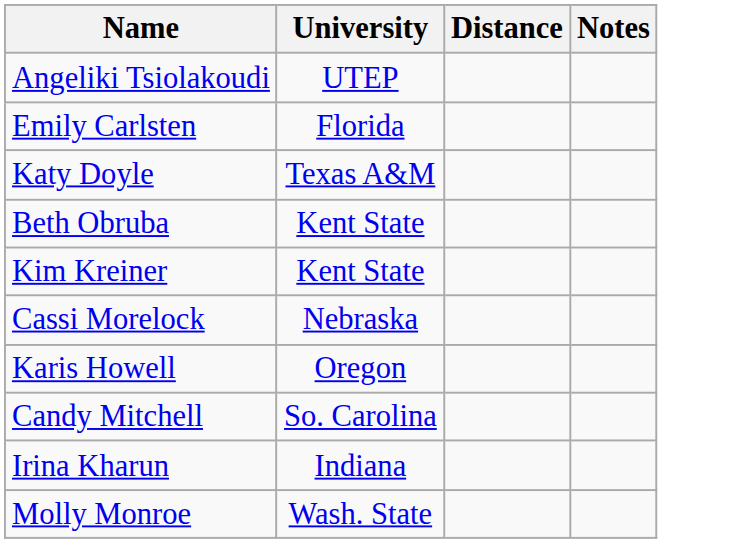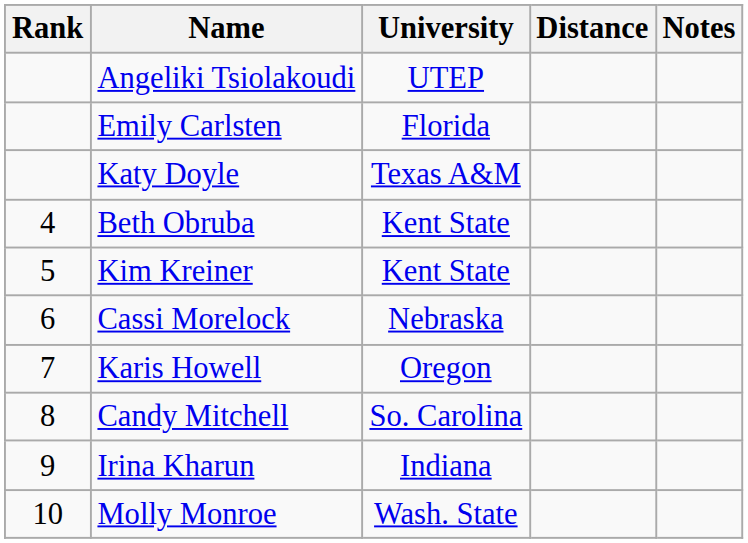+ column: (48, 28)
